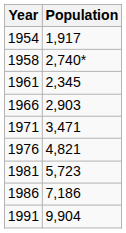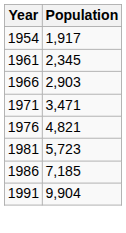- row: (23, 60)
(63, 194) 7,186 -> (63, 171) 7,185
